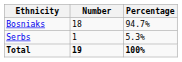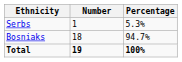rows swapped: (26, 24) <-> (18, 37)
